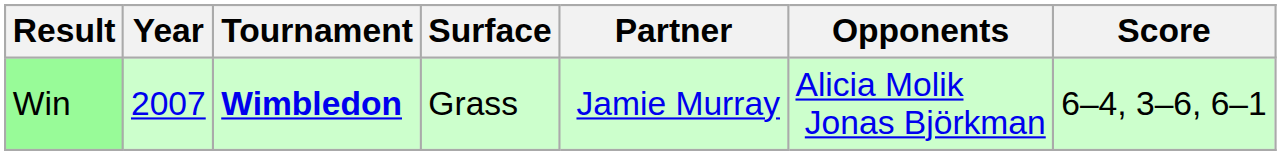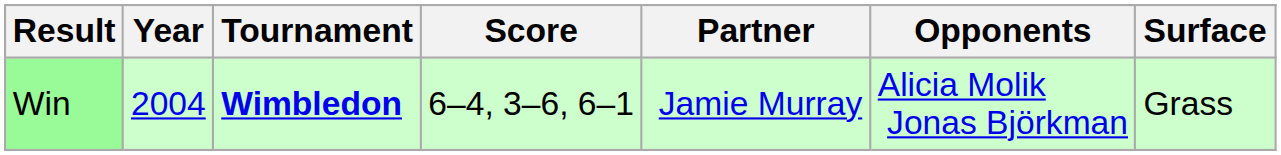columns swapped: (490, 31) <-> (1164, 31)
(168, 103) 2007 -> (168, 103) 2004
